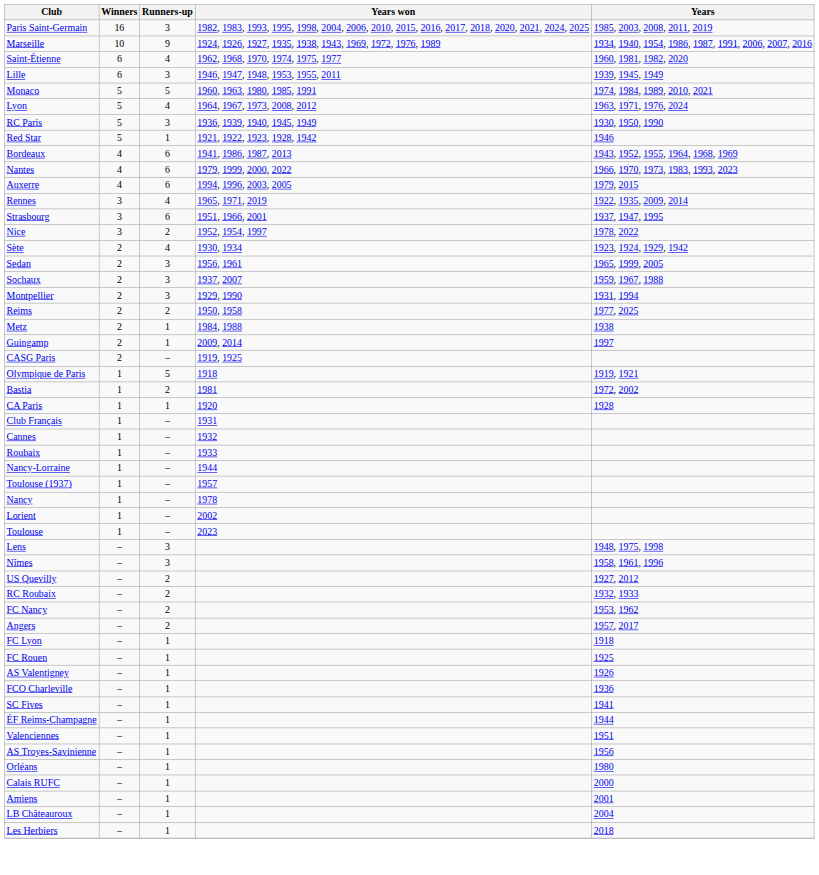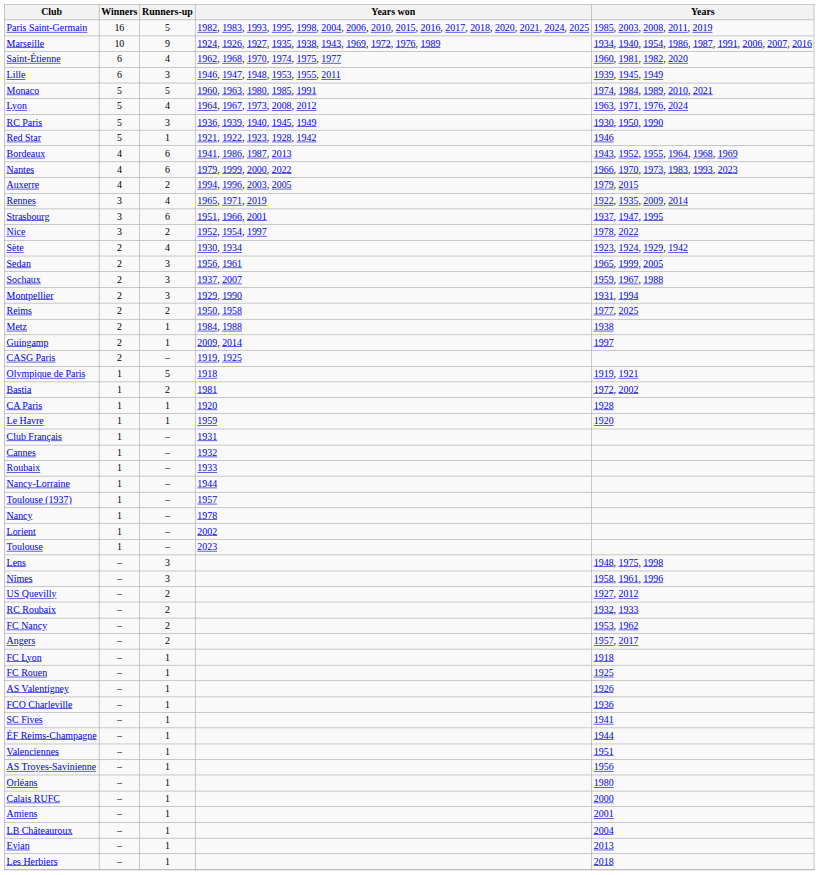(167, 28) 3 -> (167, 28) 5
(167, 185) 6 -> (167, 185) 2
+ row: (25, 421)
+ row: (18, 846)
